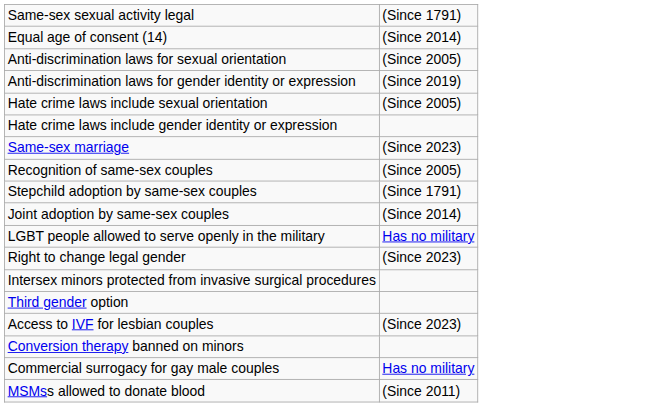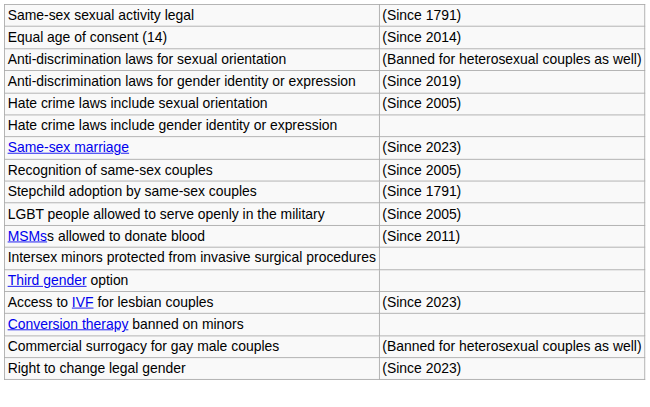(422, 59) (Since 2005) -> (512, 59) (Banned for heterosexual couples as well)
- row: (118, 214)
(428, 236) Has no military -> (422, 214) (Since 2005)
rows swapped: (97, 258) <-> (106, 390)
(428, 368) Has no military -> (512, 346) (Banned for heterosexual couples as well)
